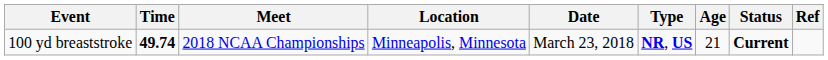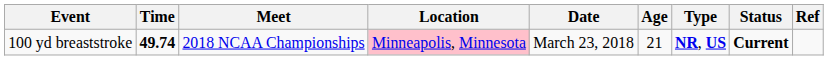columns swapped: (713, 17) <-> (667, 17)
(449, 42) no background -> (449, 42) pink background
